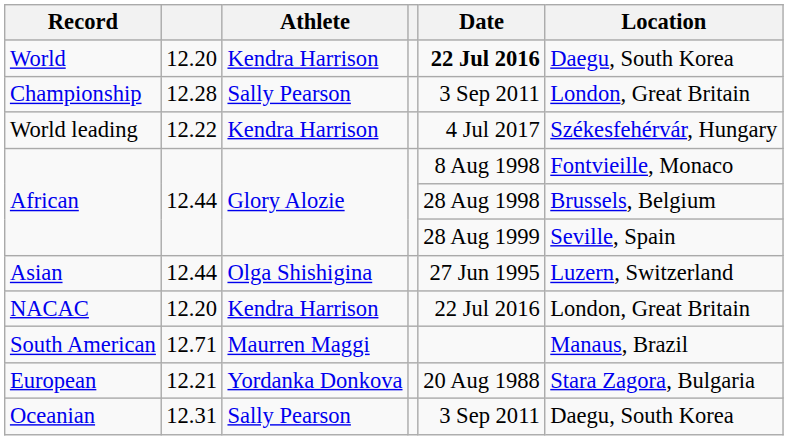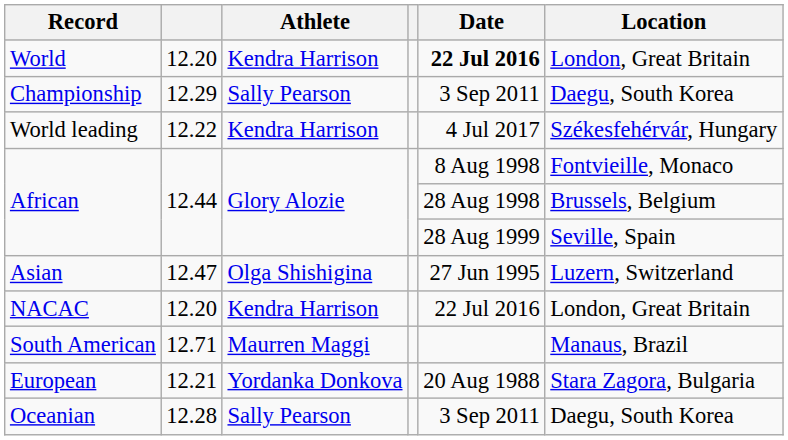(642, 58) Daegu, South Korea -> (650, 58) London, Great Britain
(192, 93) 12.28 -> (192, 93) 12.29
(650, 93) London, Great Britain -> (642, 93) Daegu, South Korea
(192, 272) 12.44 -> (192, 272) 12.47
(192, 415) 12.31 -> (192, 415) 12.28
